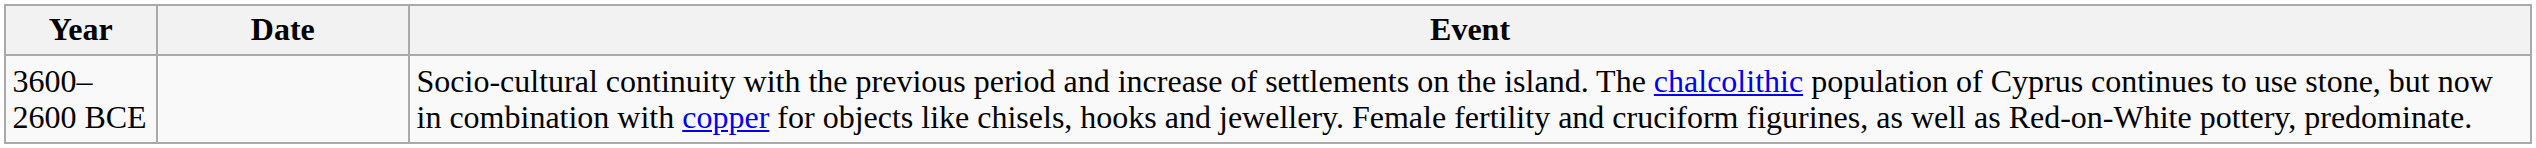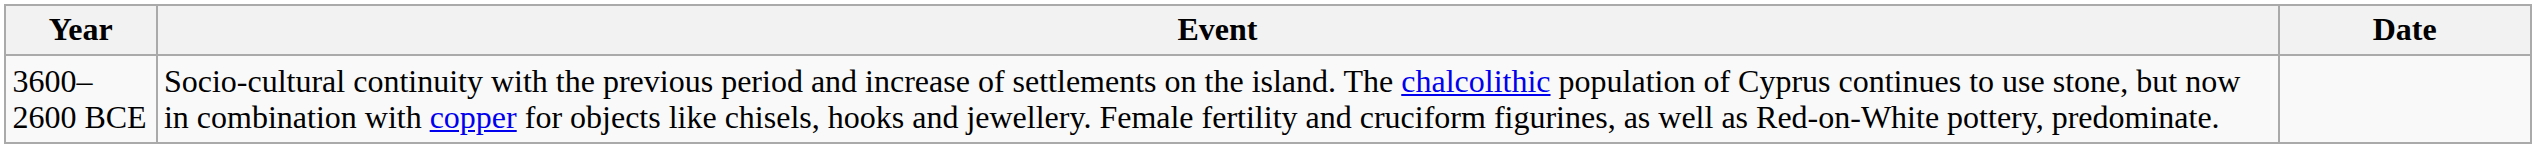columns swapped: (283, 29) <-> (1470, 29)
